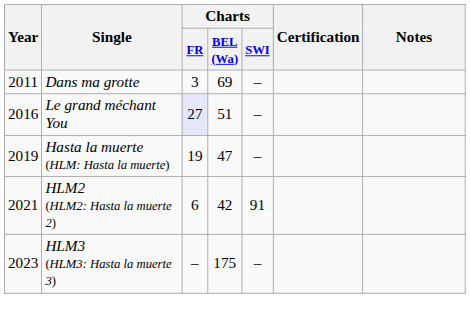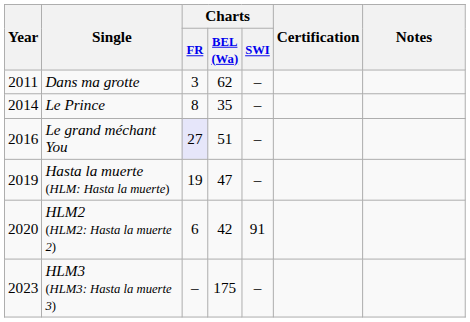(225, 81) 69 -> (225, 81) 62
+ row: (75, 105)
(23, 205) 2021 -> (23, 229) 2020
